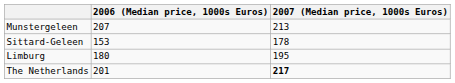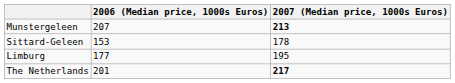(281, 27) normal -> (281, 27) bold
(101, 56) 180 -> (101, 56) 177
